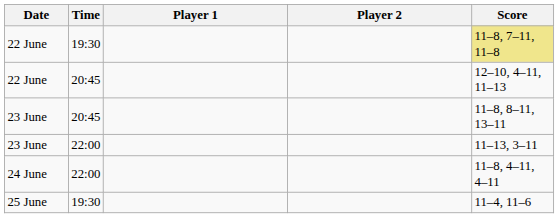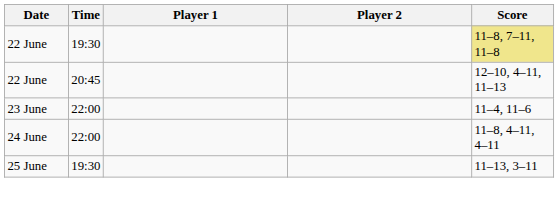- row: (27, 116)
(506, 145) 11–13, 3–11 -> (503, 109) 11–4, 11–6
(503, 202) 11–4, 11–6 -> (506, 166) 11–13, 3–11
